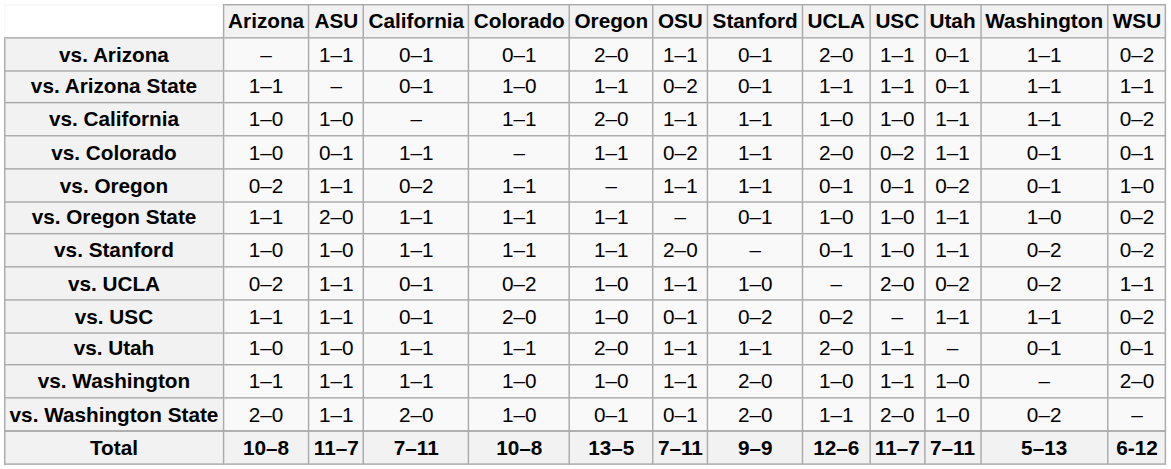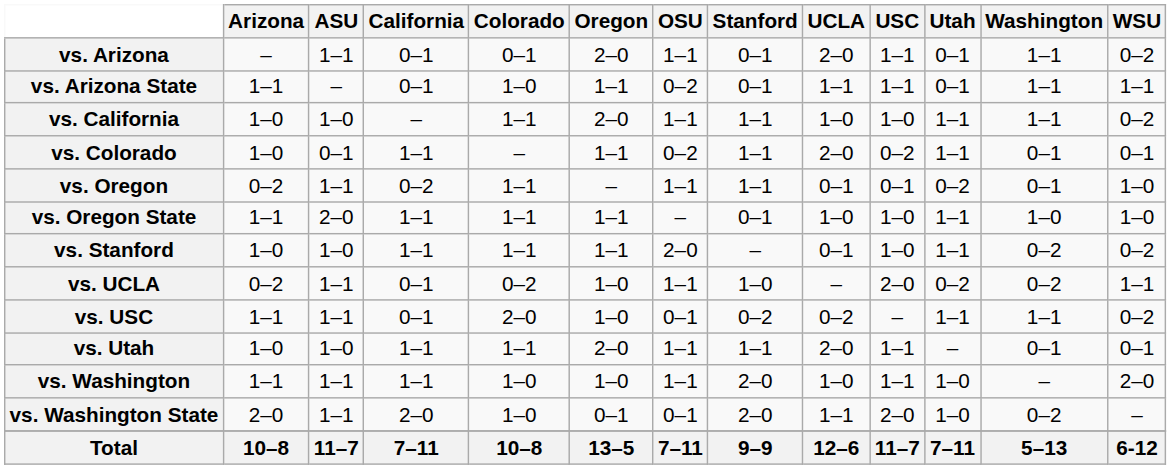(1137, 218) 0–2 -> (1137, 218) 1–0
